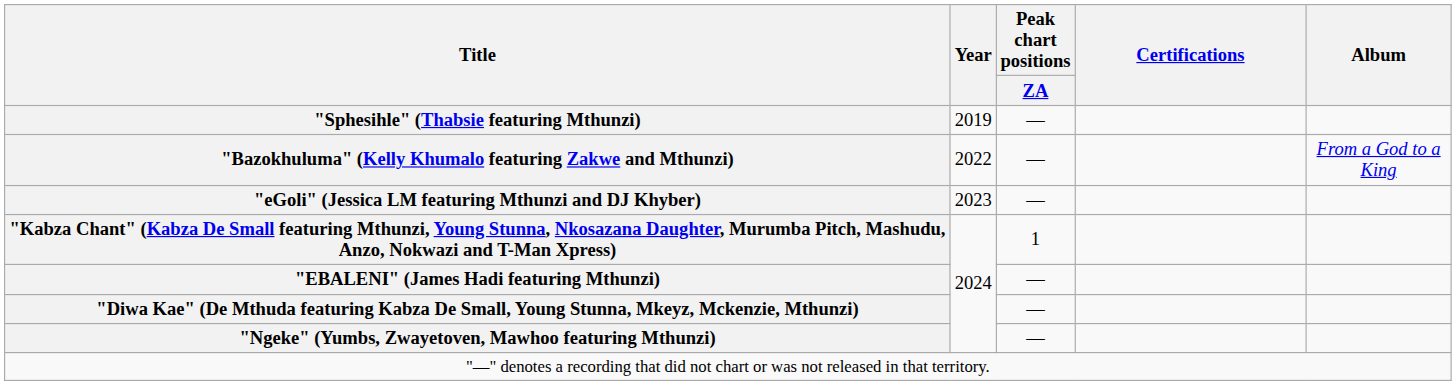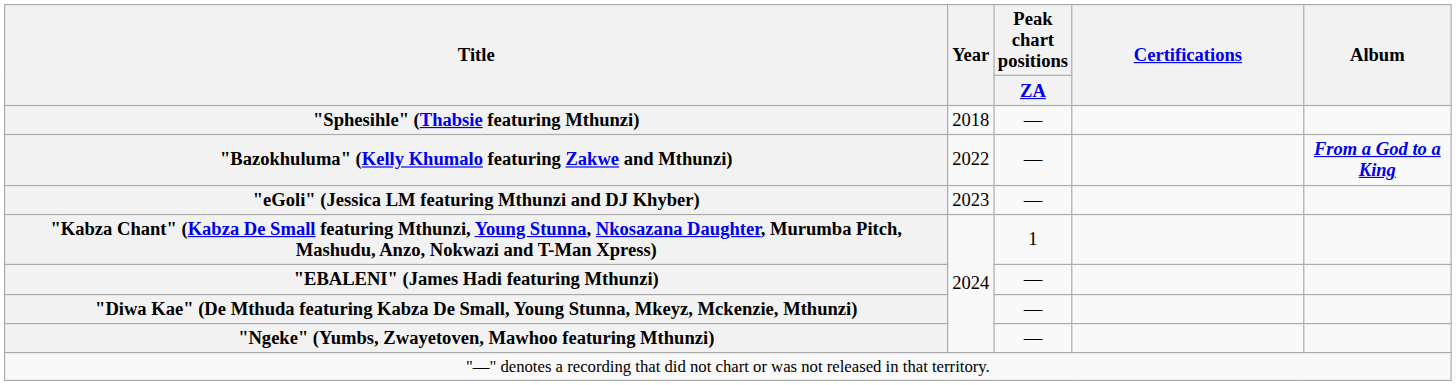(973, 119) 2019 -> (971, 119) 2018
(1379, 159) normal -> (1377, 159) bold
